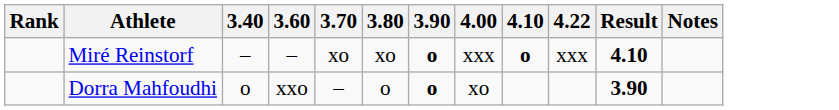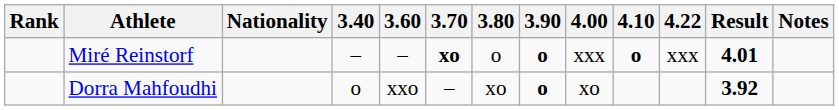+ column: (277, 21)
(339, 54) normal -> (449, 54) bold
(385, 54) xo -> (496, 54) o
(629, 54) 4.10 -> (740, 54) 4.01
(385, 88) o -> (496, 88) xo
(629, 88) 3.90 -> (740, 88) 3.92
